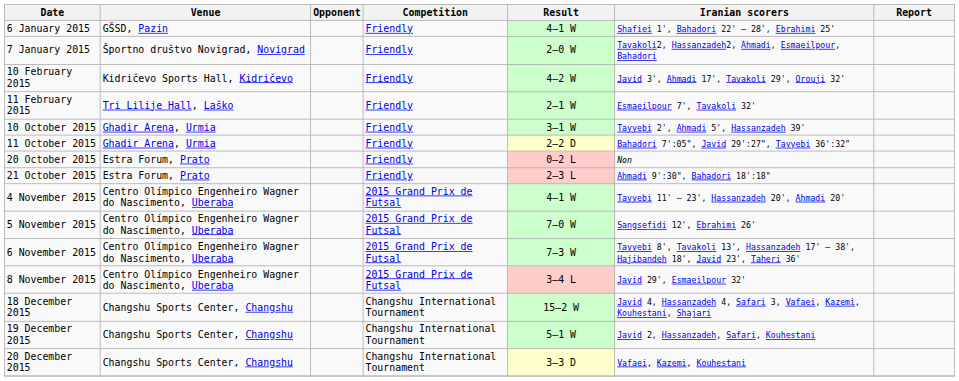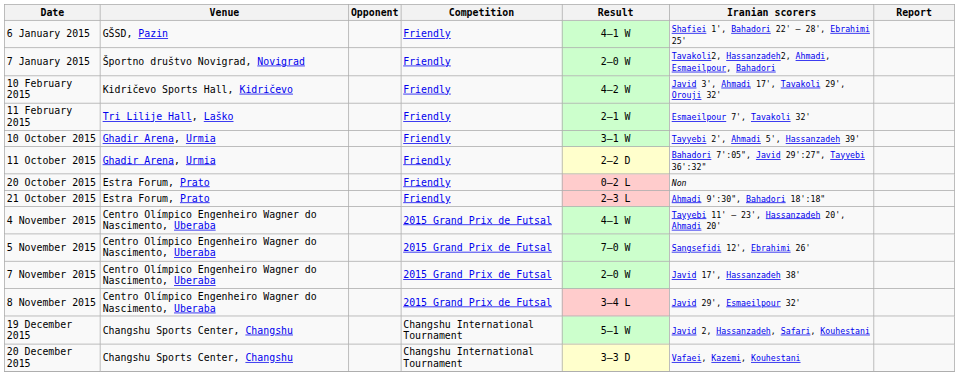- row: (51, 252)
+ row: (51, 275)
- row: (39, 307)
